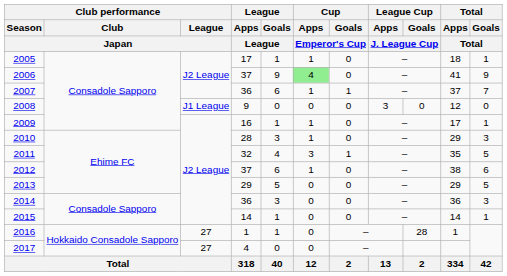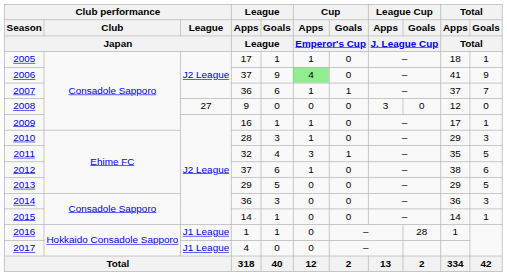(206, 106) J1 League -> (206, 106) 27
(206, 232) 27 -> (206, 232) J1 League
(206, 248) 27 -> (206, 248) J1 League
